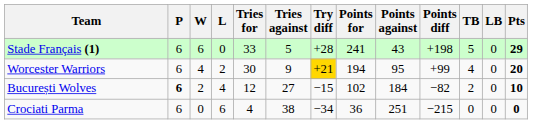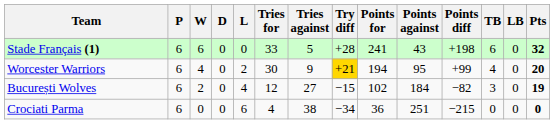+ column: (222, 21)
(471, 48) 5 -> (493, 48) 6
(516, 48) 29 -> (538, 48) 32
(179, 88) bold -> (179, 88) normal
(471, 88) 2 -> (493, 88) 3
(516, 88) 10 -> (538, 88) 19
